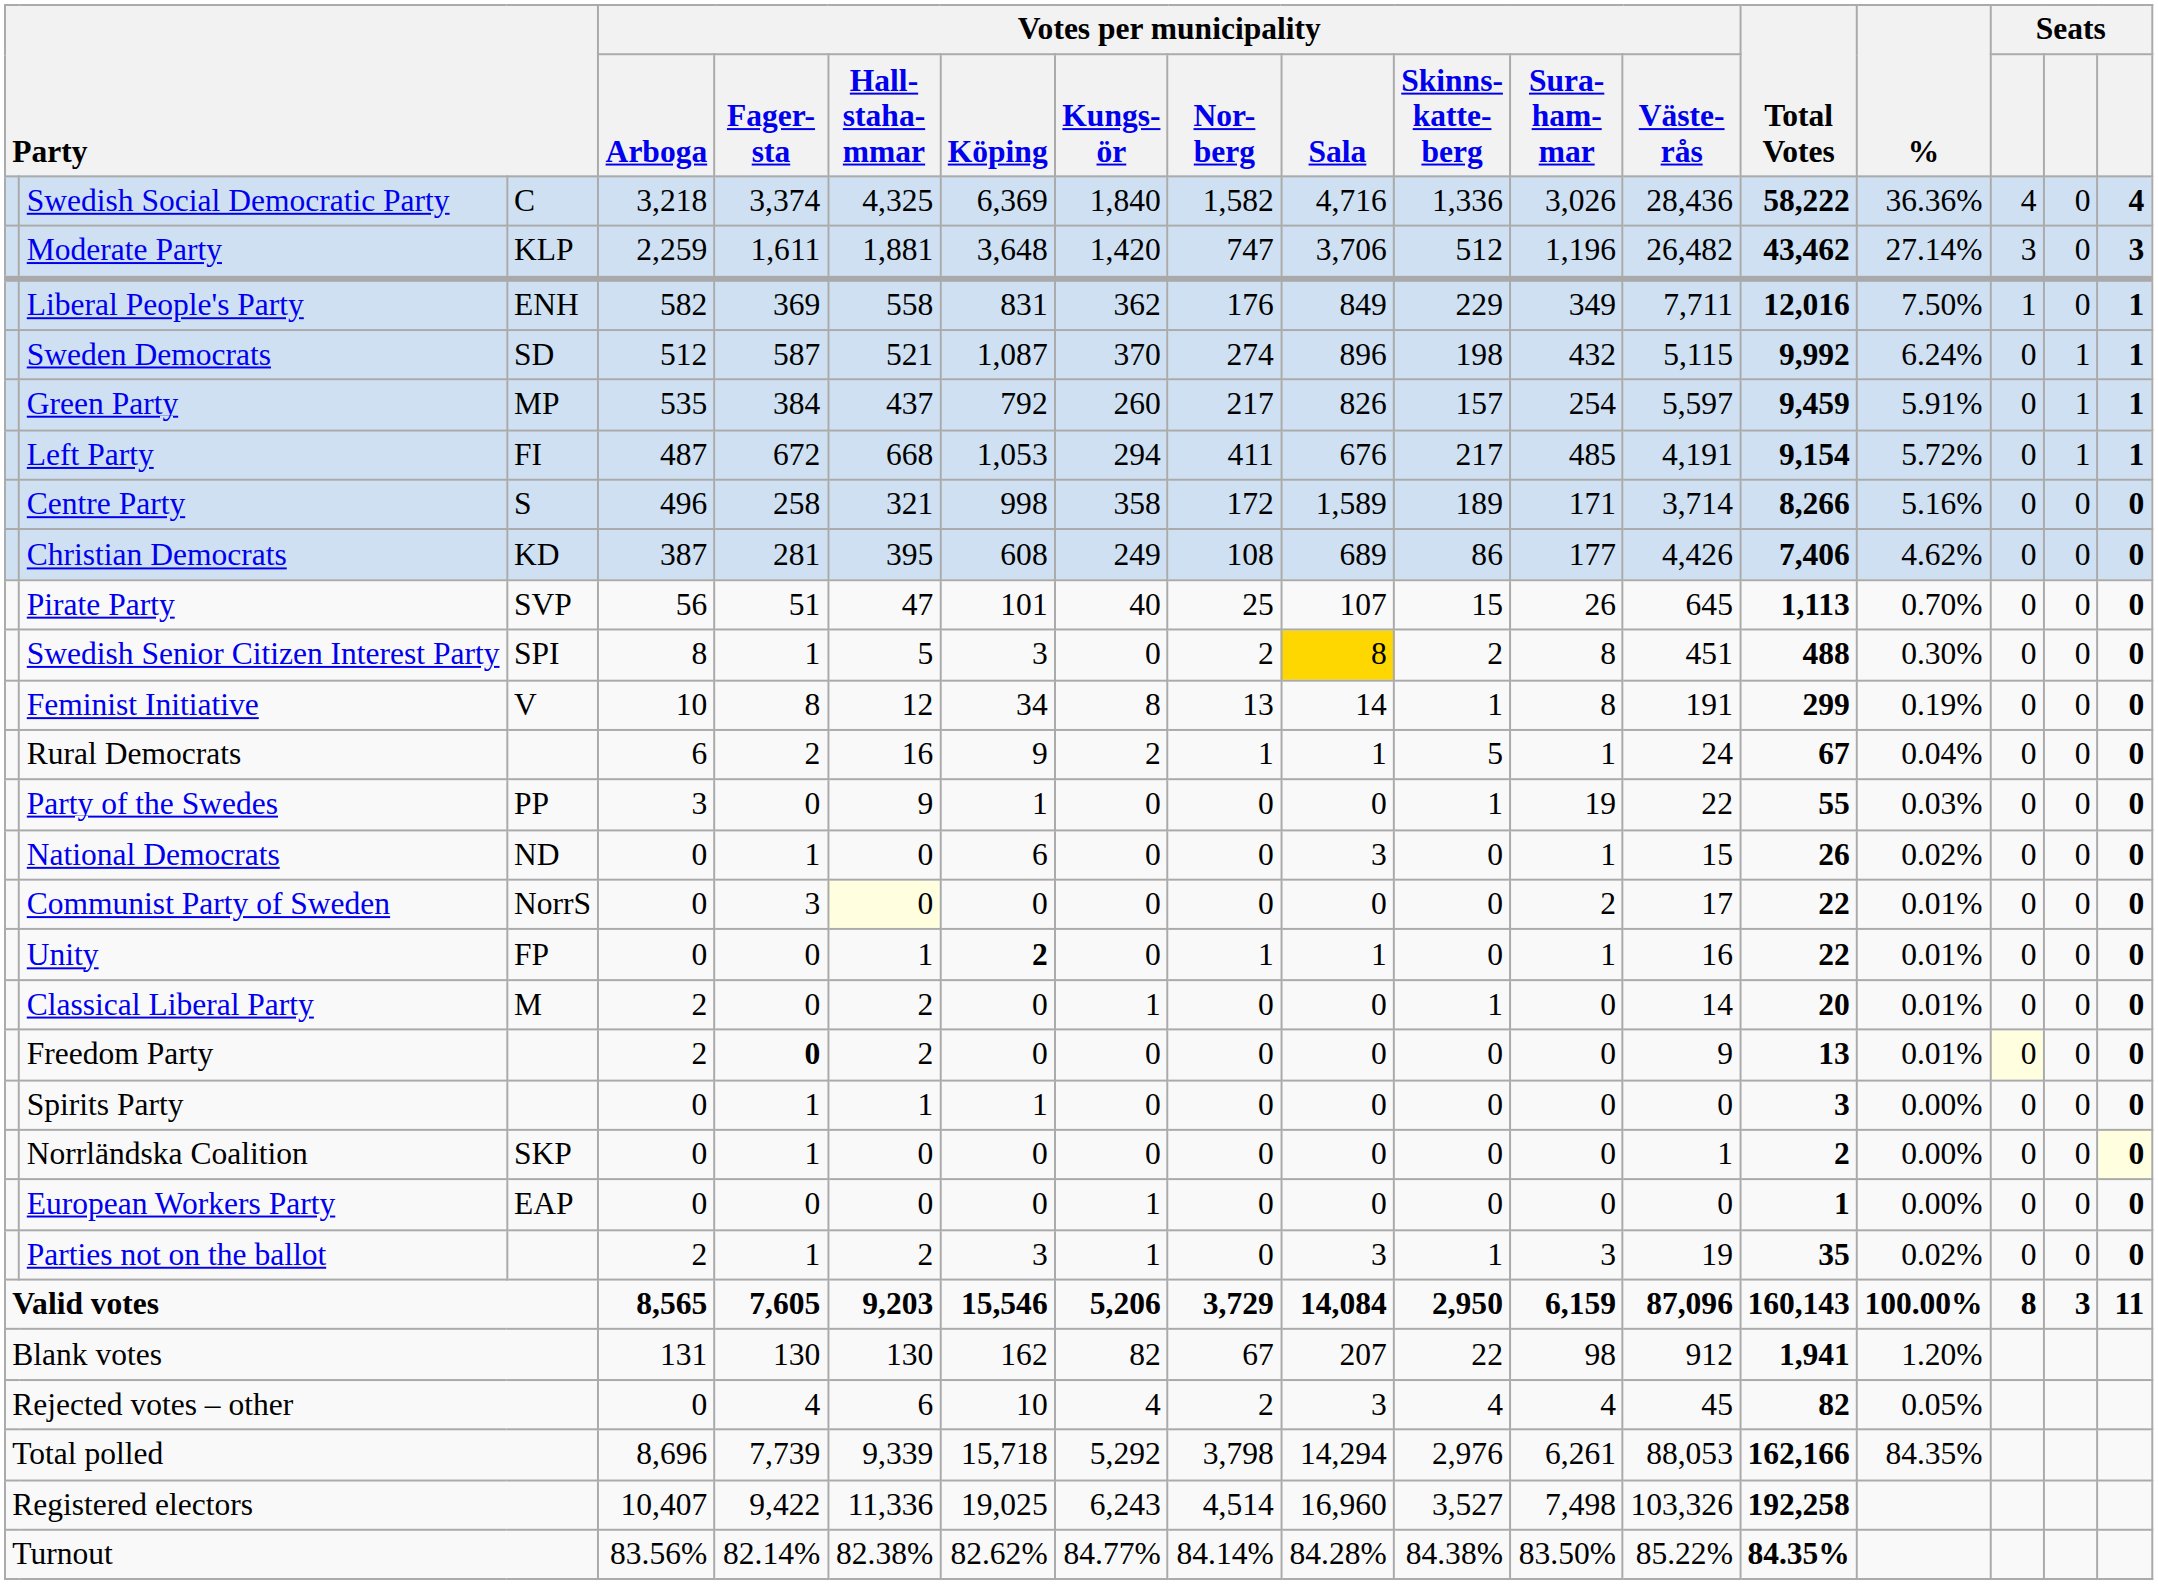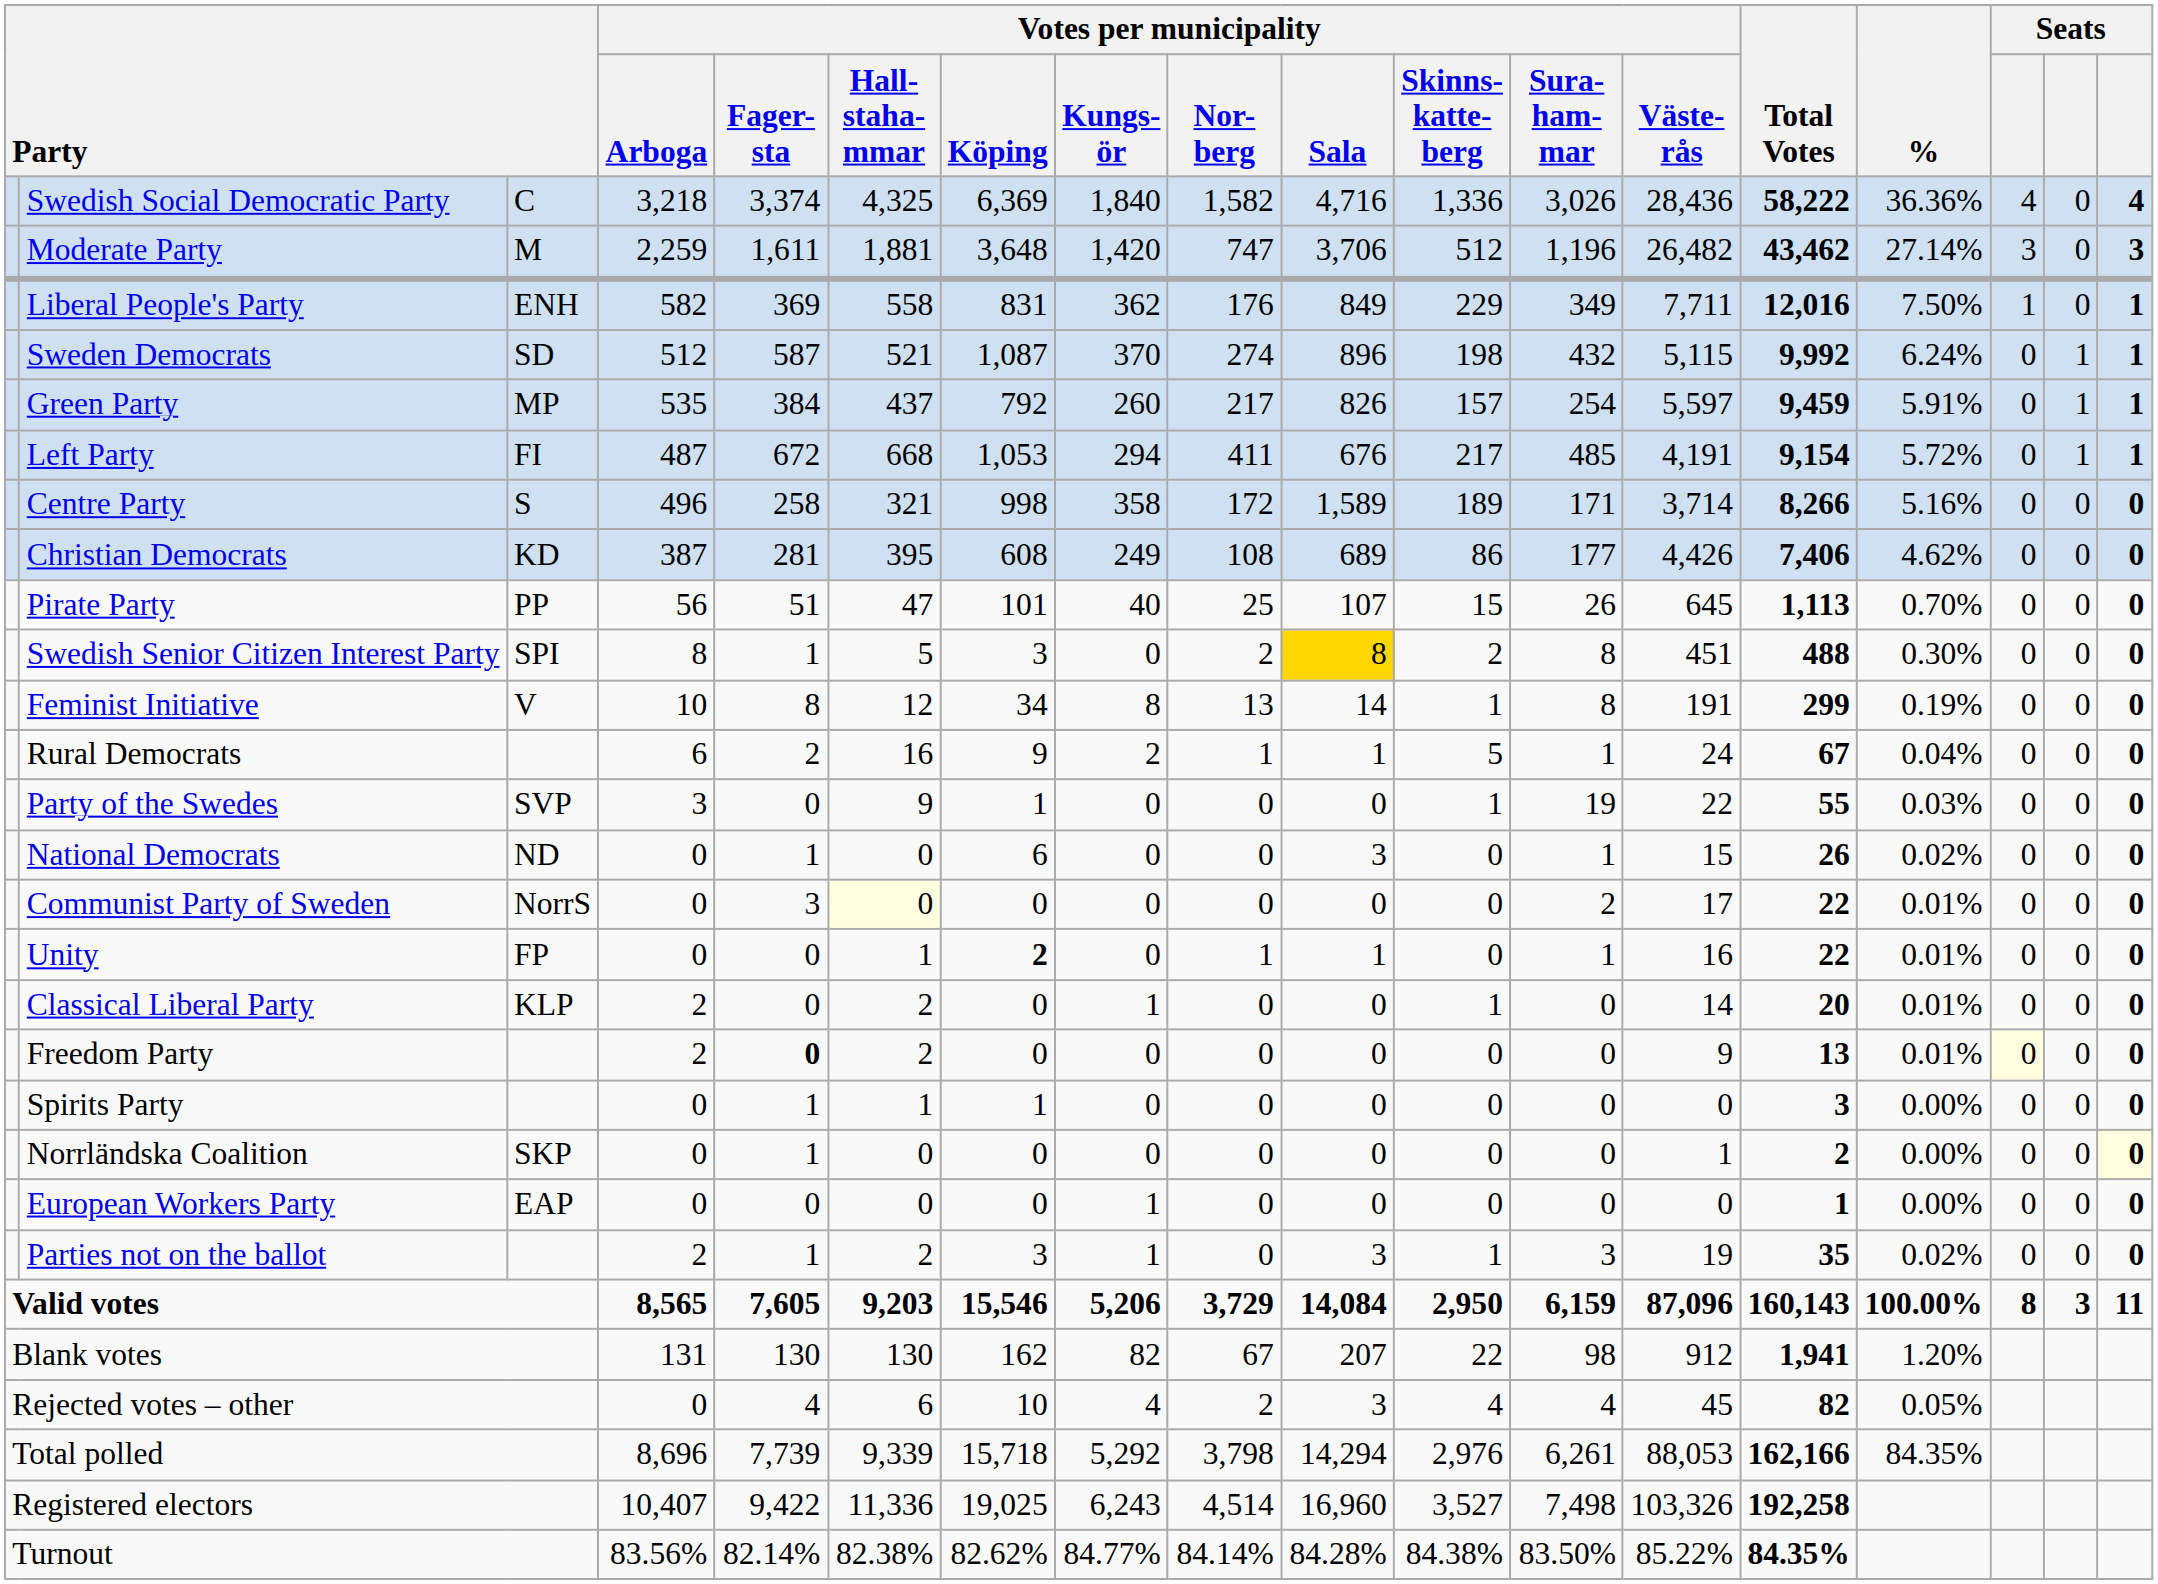(544, 250) KLP -> (528, 250) M
(543, 604) SVP -> (532, 604) PP
(532, 804) PP -> (543, 804) SVP
(528, 1004) M -> (544, 1004) KLP
